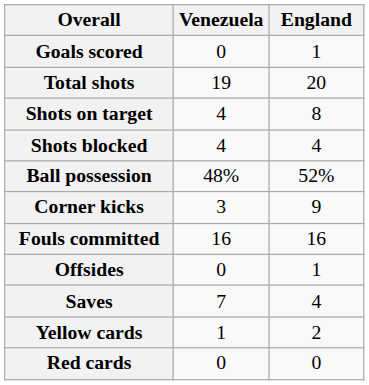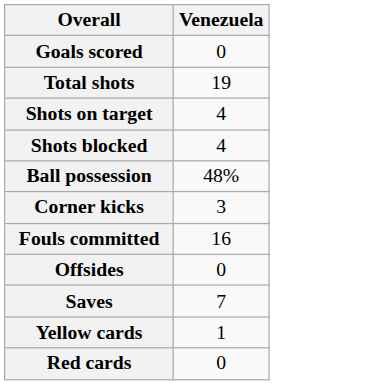- column: (316, 20)
